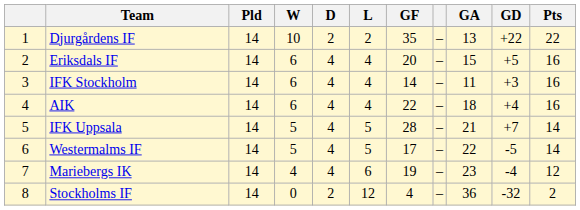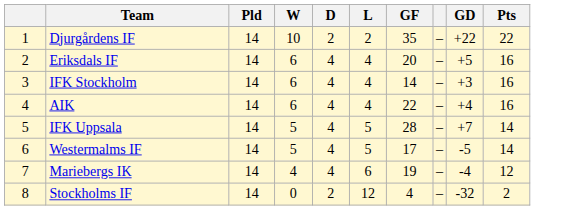- column: (469, 15)
